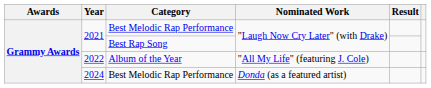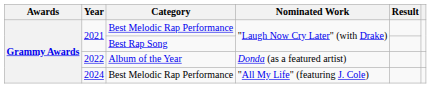(303, 59) "All My Life" (featuring J. Cole) -> (292, 59) Donda (as a featured artist)
(292, 75) Donda (as a featured artist) -> (303, 75) "All My Life" (featuring J. Cole)
